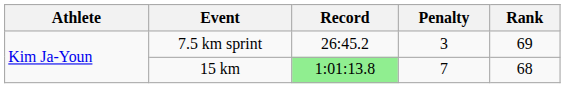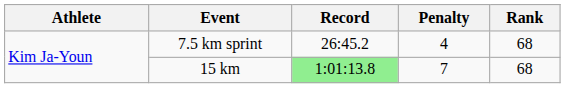(444, 44) 3 -> (444, 44) 4
(525, 44) 69 -> (525, 44) 68
